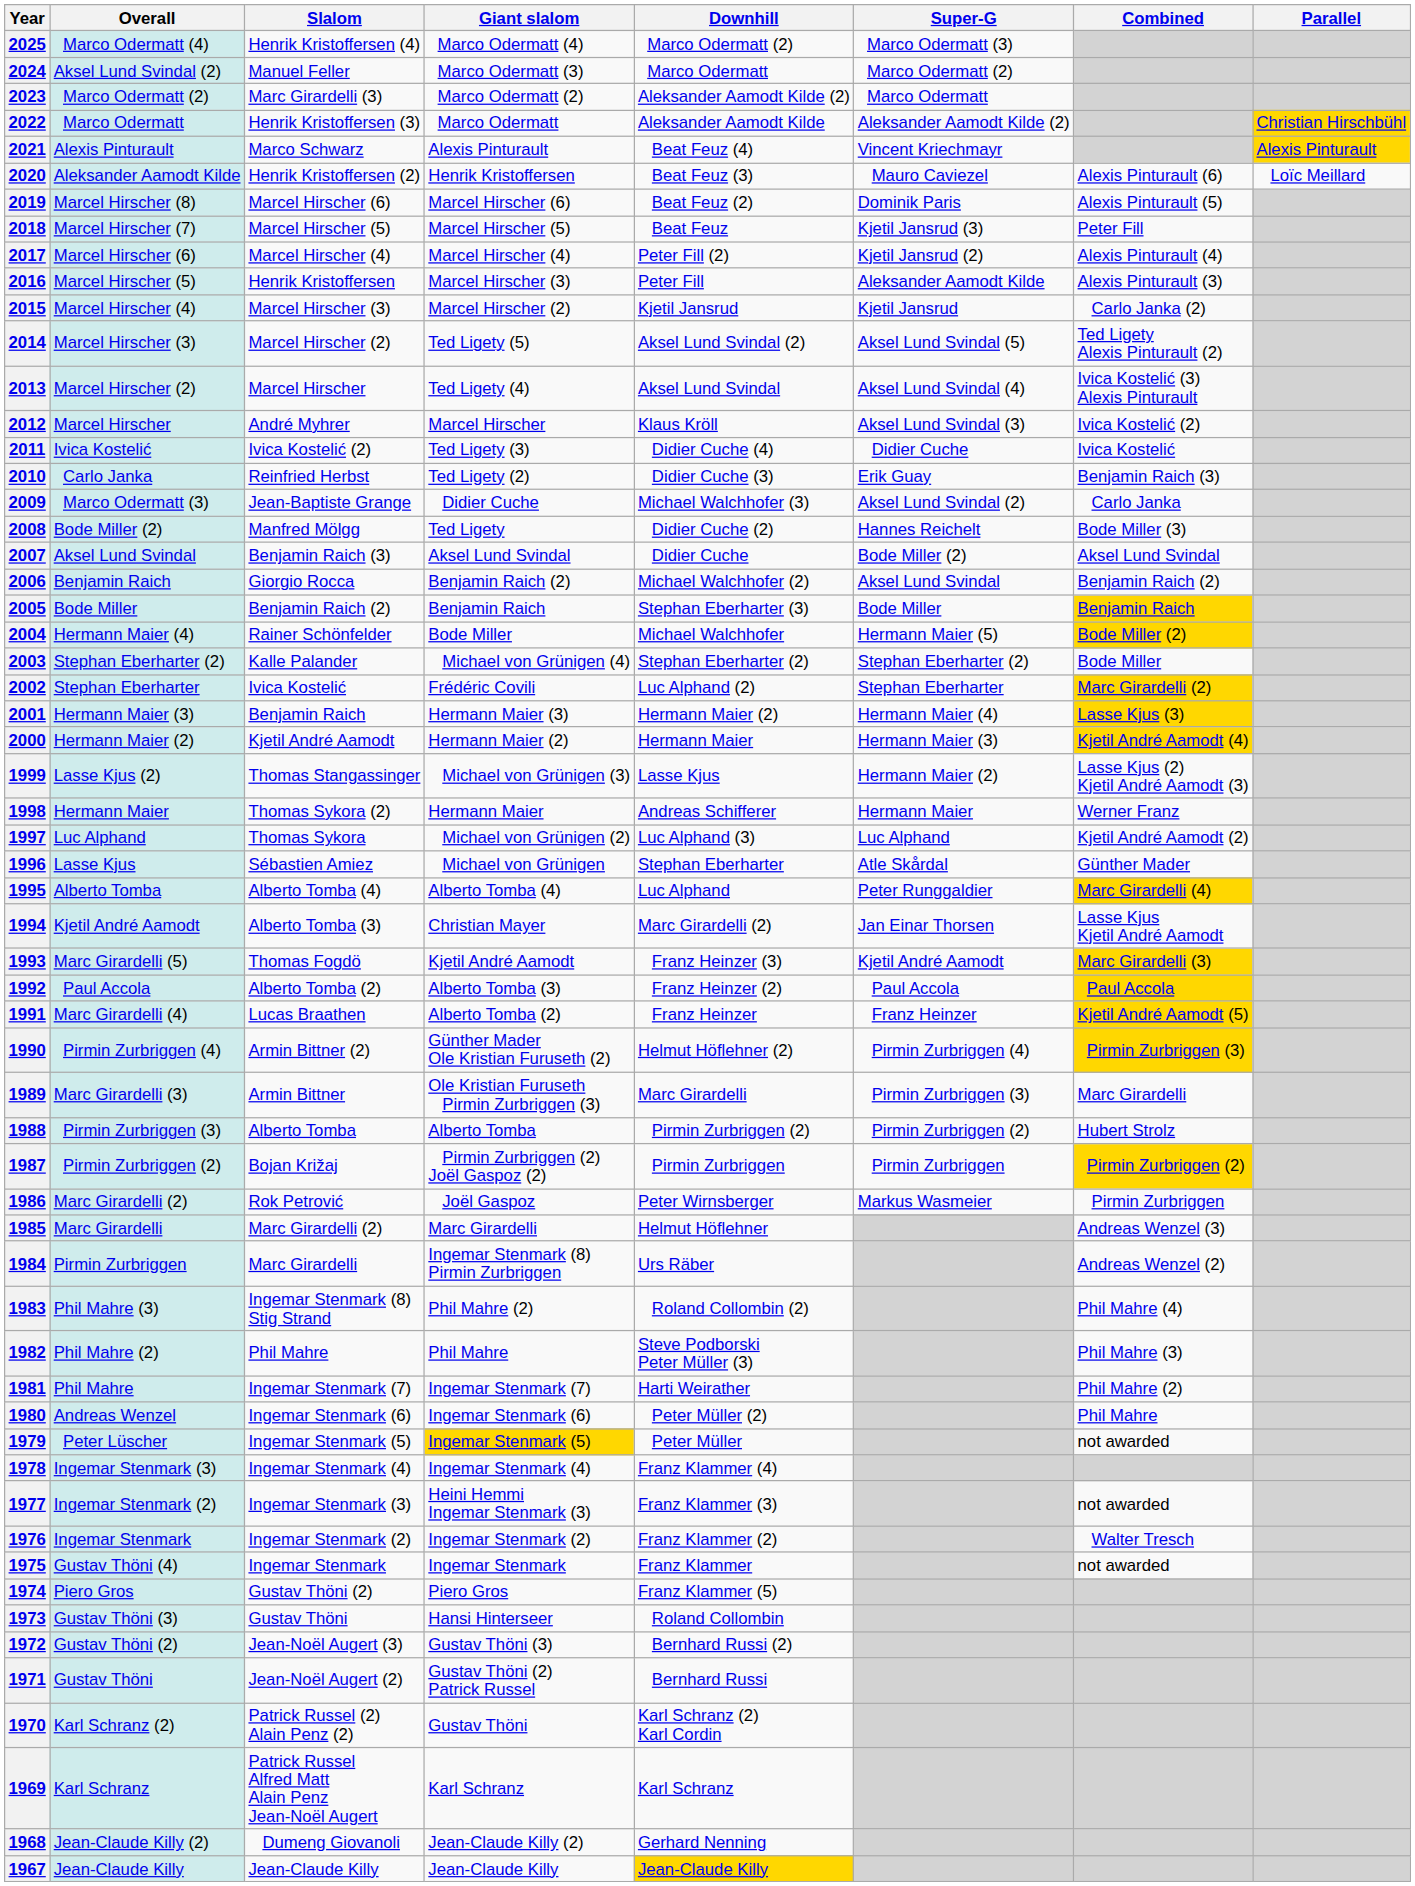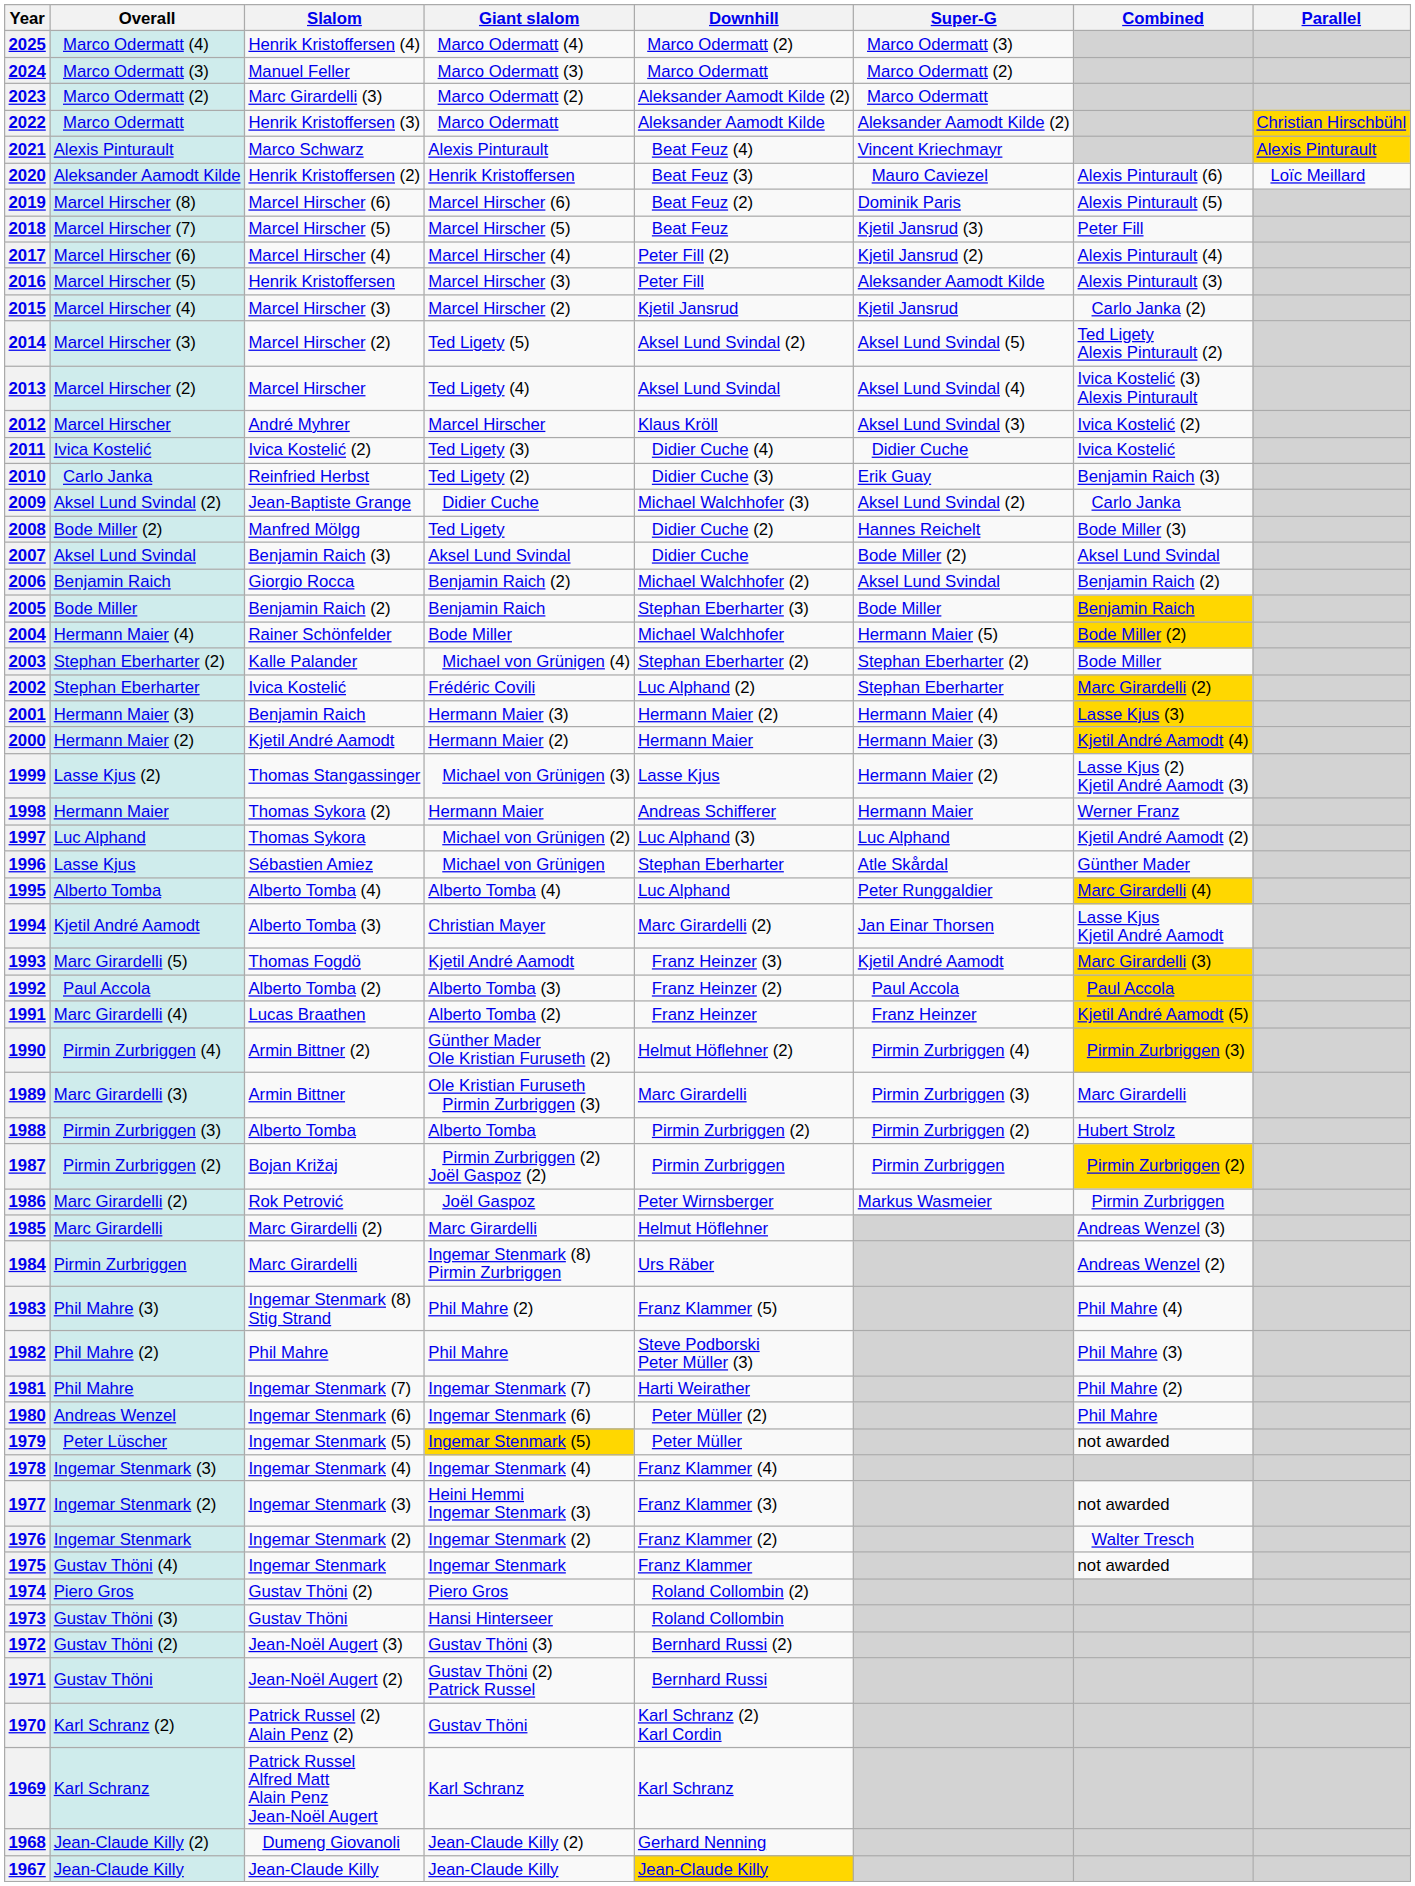(137, 70) Aksel Lund Svindal (2) -> (131, 70) Marco Odermatt (3)
(131, 503) Marco Odermatt (3) -> (137, 503) Aksel Lund Svindal (2)
(723, 1308) Roland Collombin (2) -> (708, 1308) Franz Klammer (5)
(708, 1591) Franz Klammer (5) -> (723, 1591) Roland Collombin (2)
